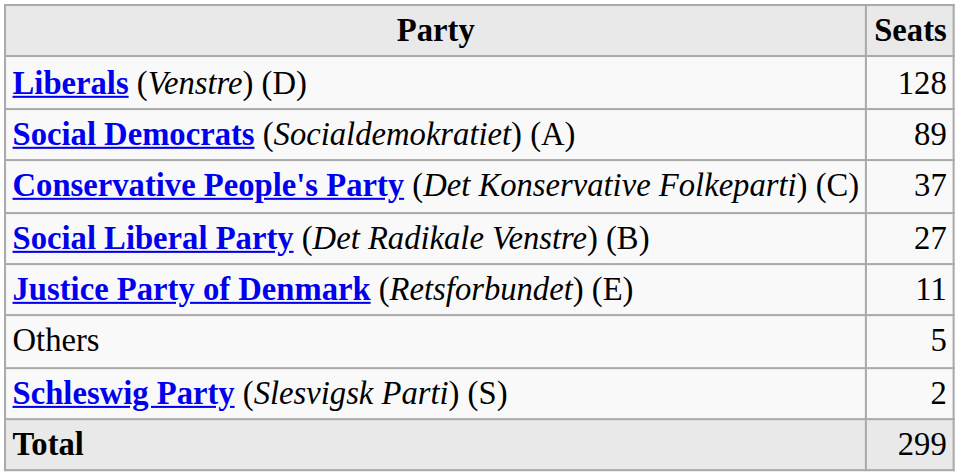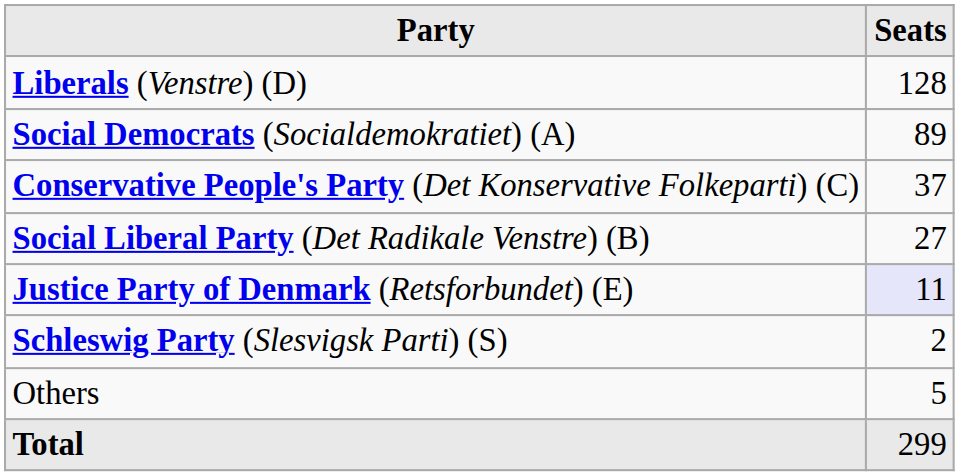(931, 289) no background -> (931, 289) lavender background
rows swapped: (260, 392) <-> (56, 340)
